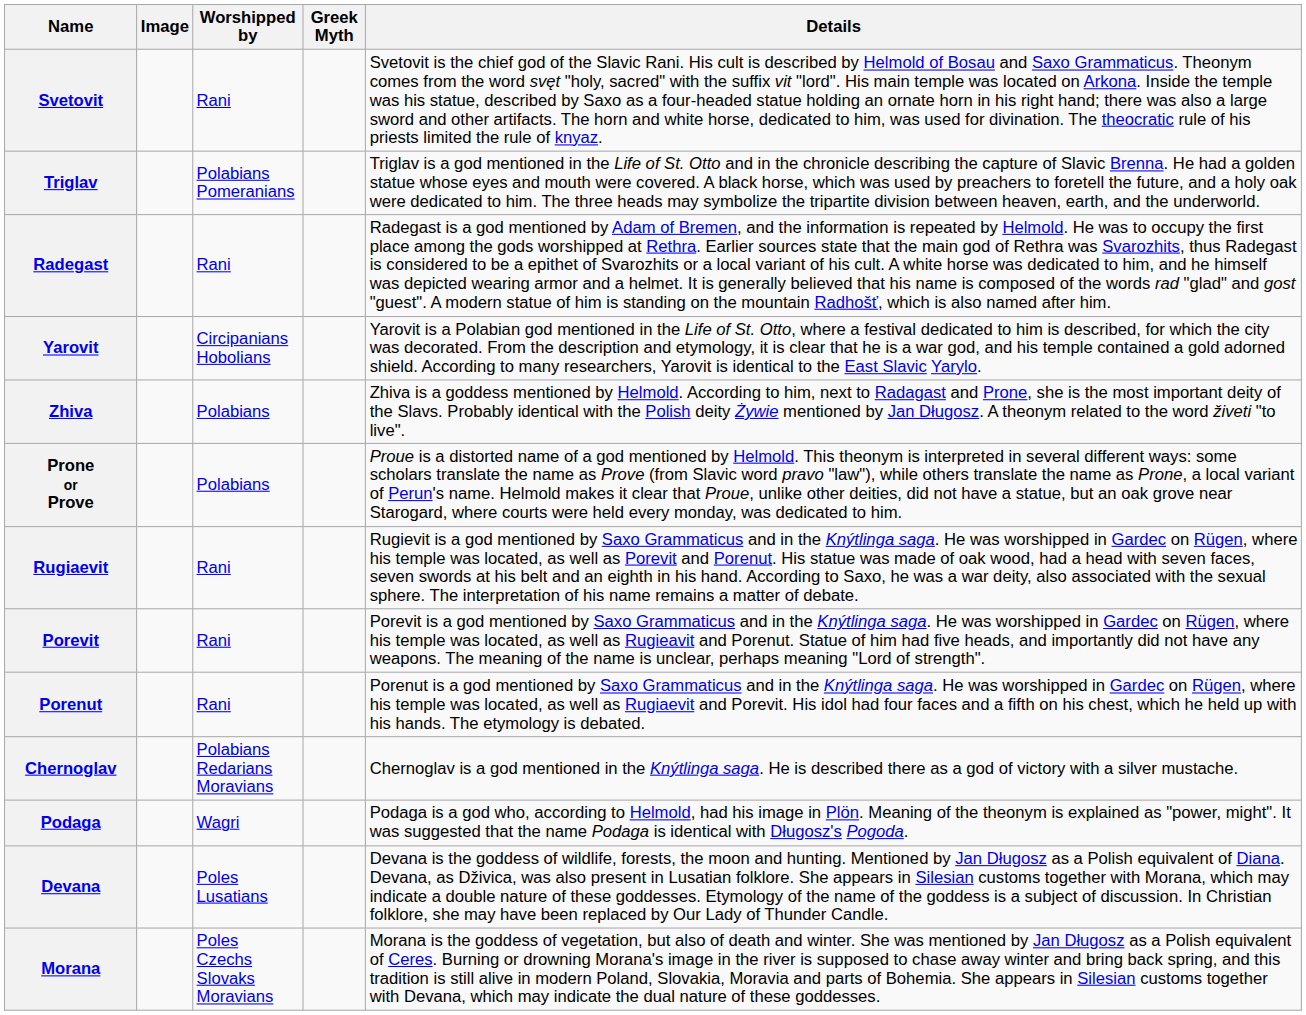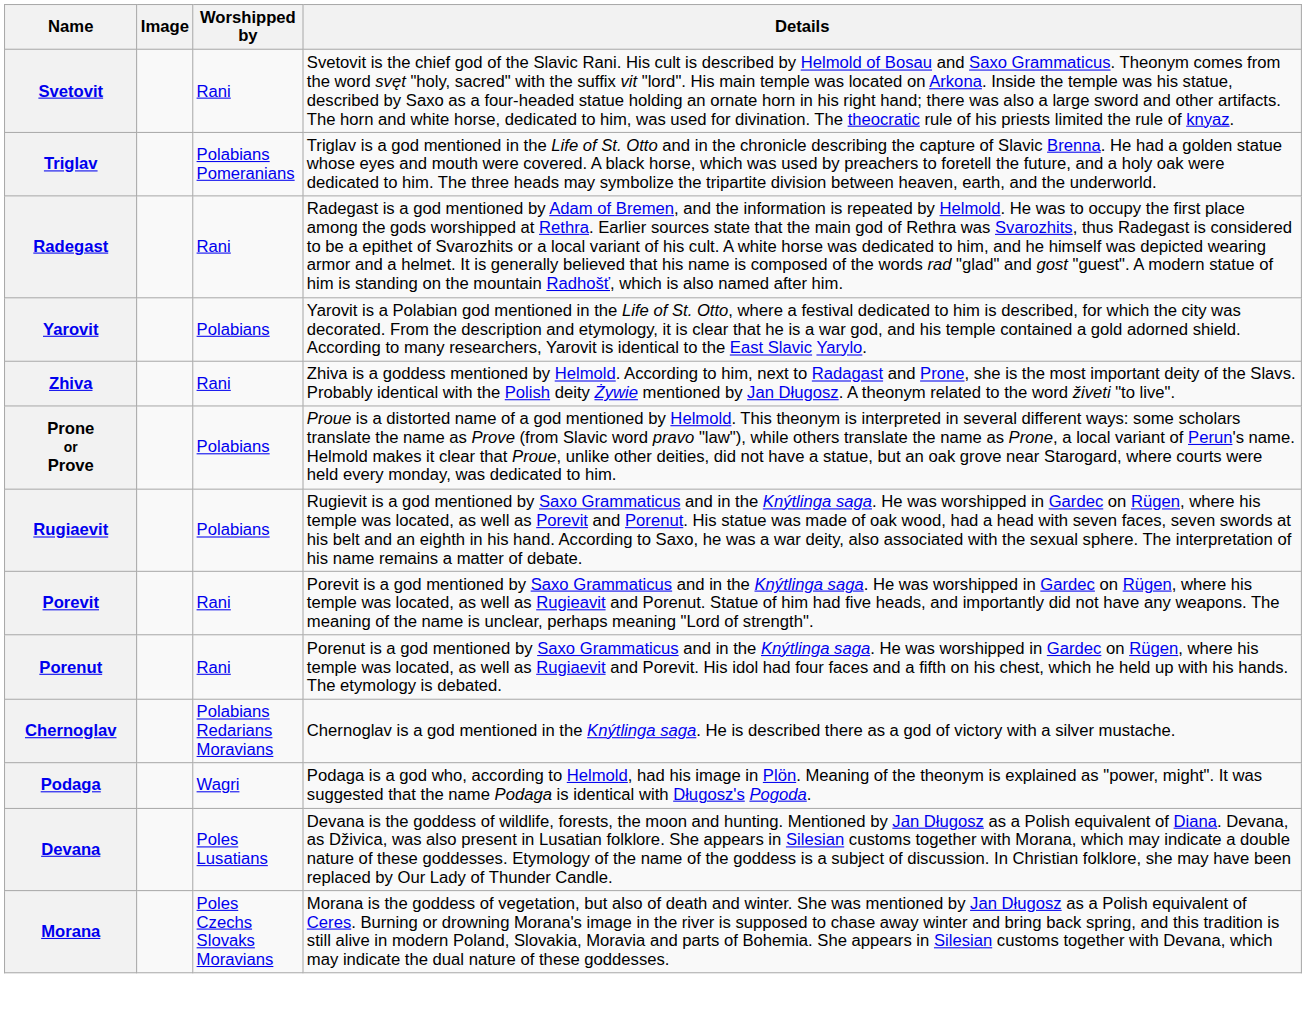- column: (334, 27)
(242, 347) Circipanians Hobolians -> (233, 329) Polabians
(233, 411) Polabians -> (214, 383) Rani
(214, 567) Rani -> (233, 530) Polabians
